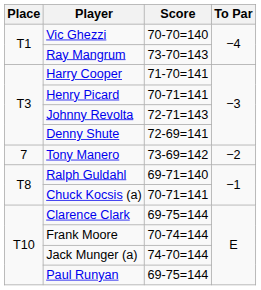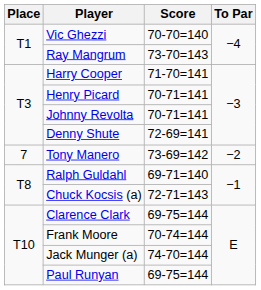(178, 114) 72-71=143 -> (178, 114) 70-71=141
(178, 194) 70-71=141 -> (178, 194) 72-71=143
